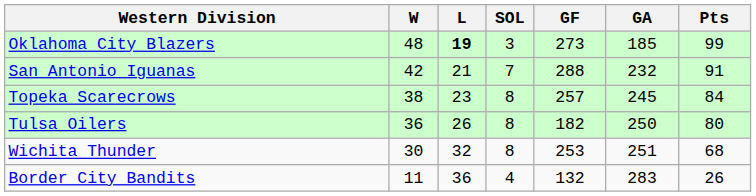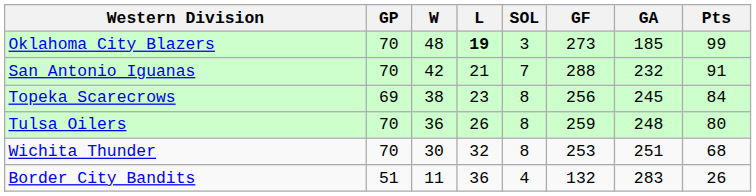+ column: (389, 18)
(570, 98) 257 -> (581, 98) 256
(570, 125) 182 -> (581, 125) 259
(642, 125) 250 -> (649, 125) 248
